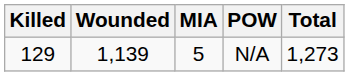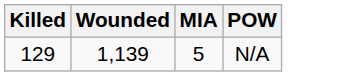- column: (313, 20)
